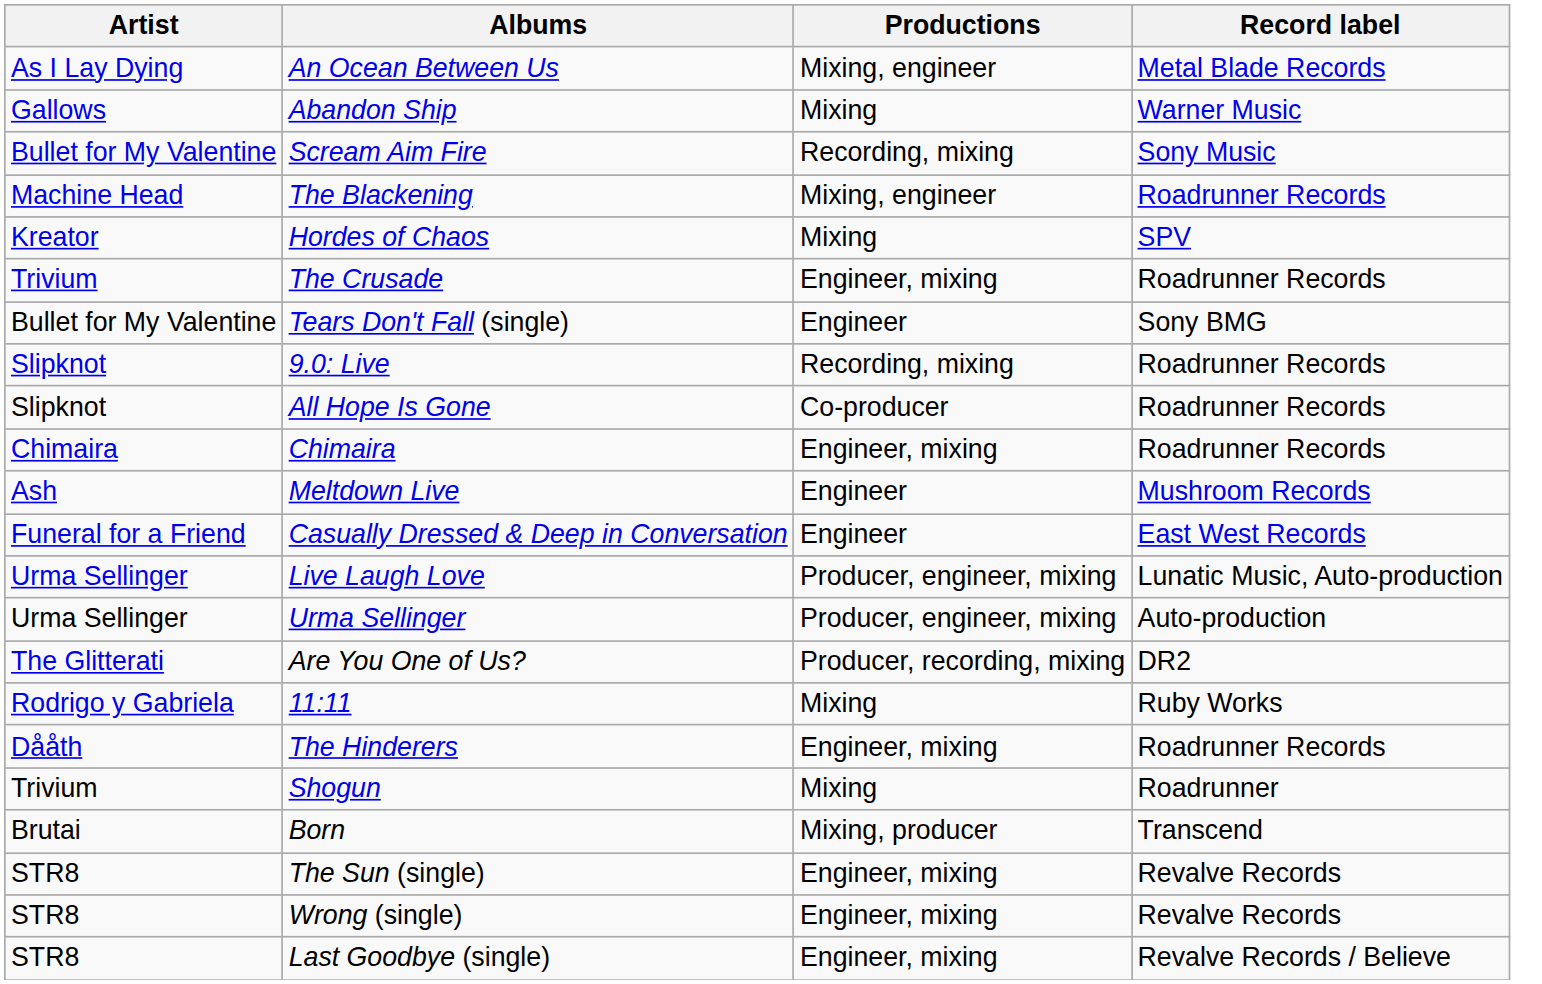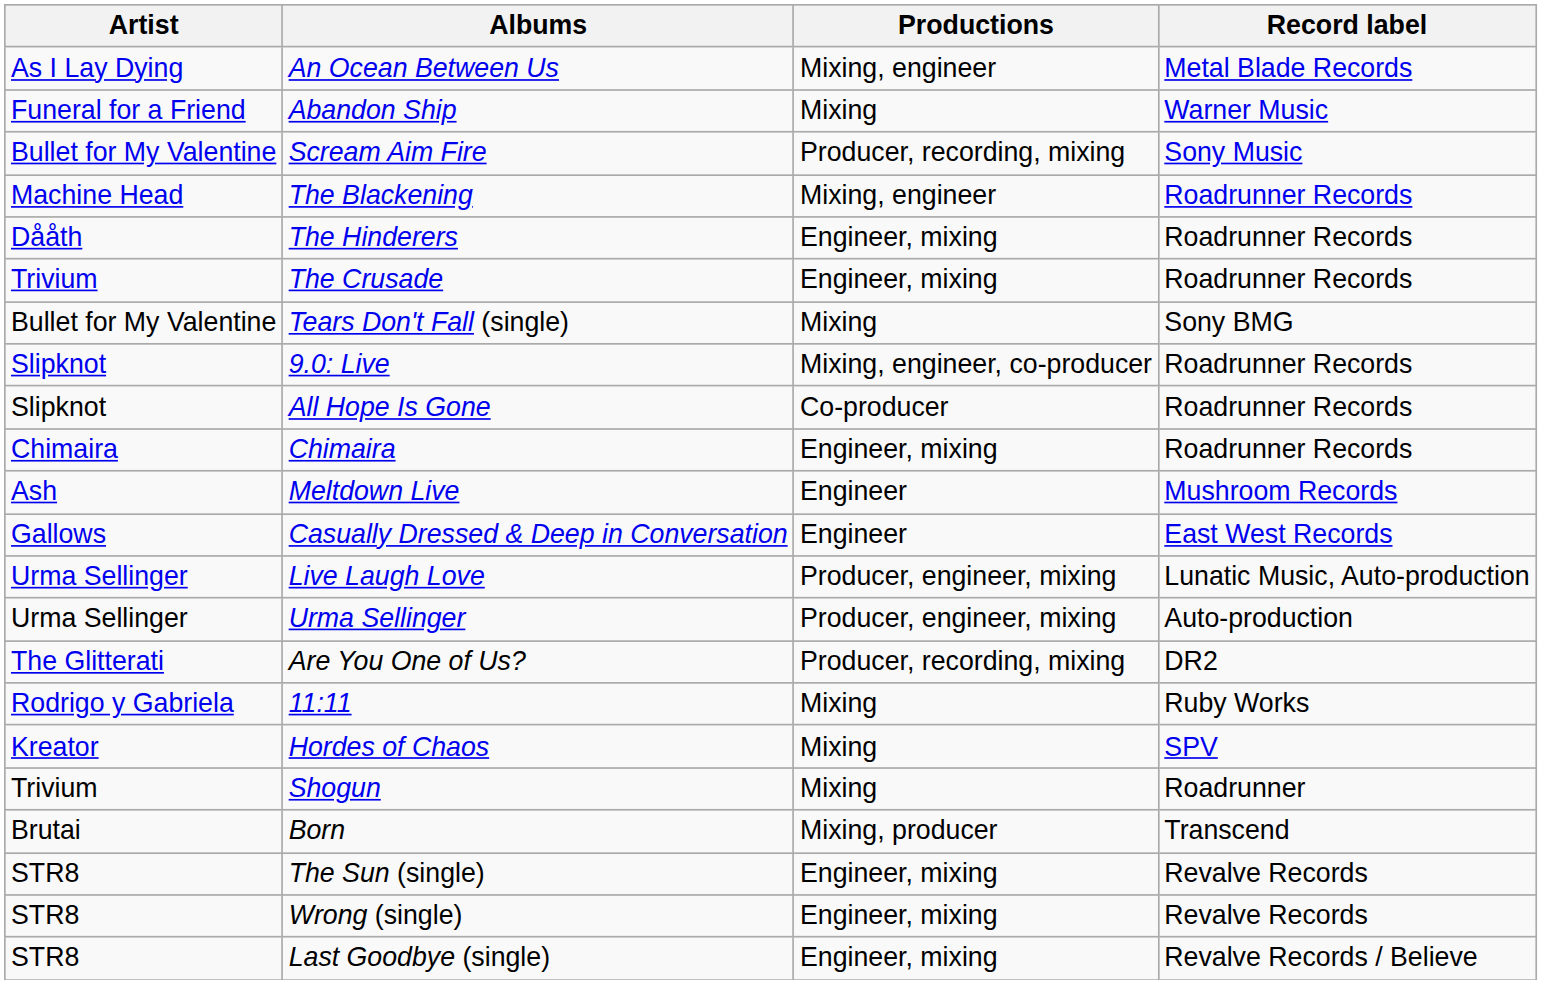(59, 110) Gallows -> (128, 110) Funeral for a Friend
(907, 152) Recording, mixing -> (963, 152) Producer, recording, mixing
rows swapped: (373, 746) <-> (389, 237)
(853, 322) Engineer -> (839, 322) Mixing
(907, 364) Recording, mixing -> (976, 364) Mixing, engineer, co-producer
(128, 534) Funeral for a Friend -> (59, 534) Gallows
